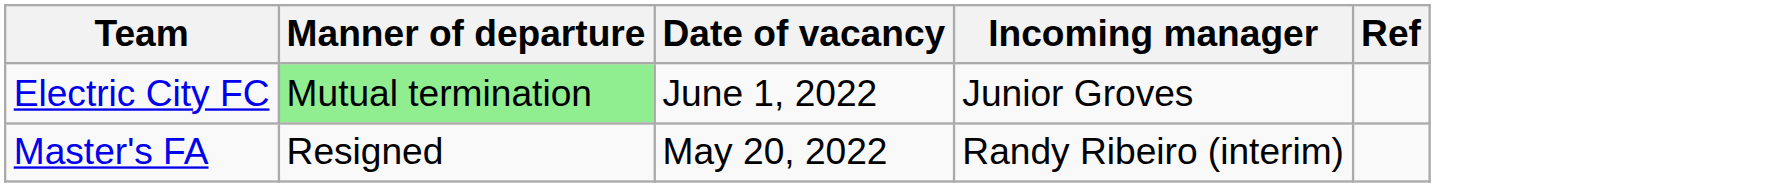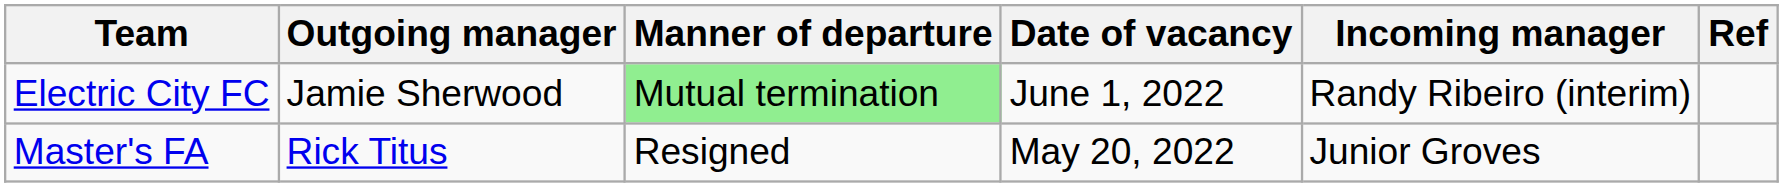+ column: (452, 33)
(1078, 92) Junior Groves -> (1500, 92) Randy Ribeiro (interim)
(1153, 151) Randy Ribeiro (interim) -> (1425, 151) Junior Groves
